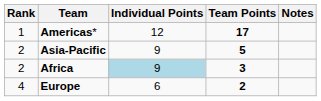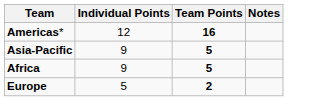- column: (21, 13)
(242, 31) 17 -> (209, 31) 16
(157, 68) lightblue background -> (124, 68) no background
(242, 68) 3 -> (209, 68) 5
(157, 86) 6 -> (124, 86) 5
